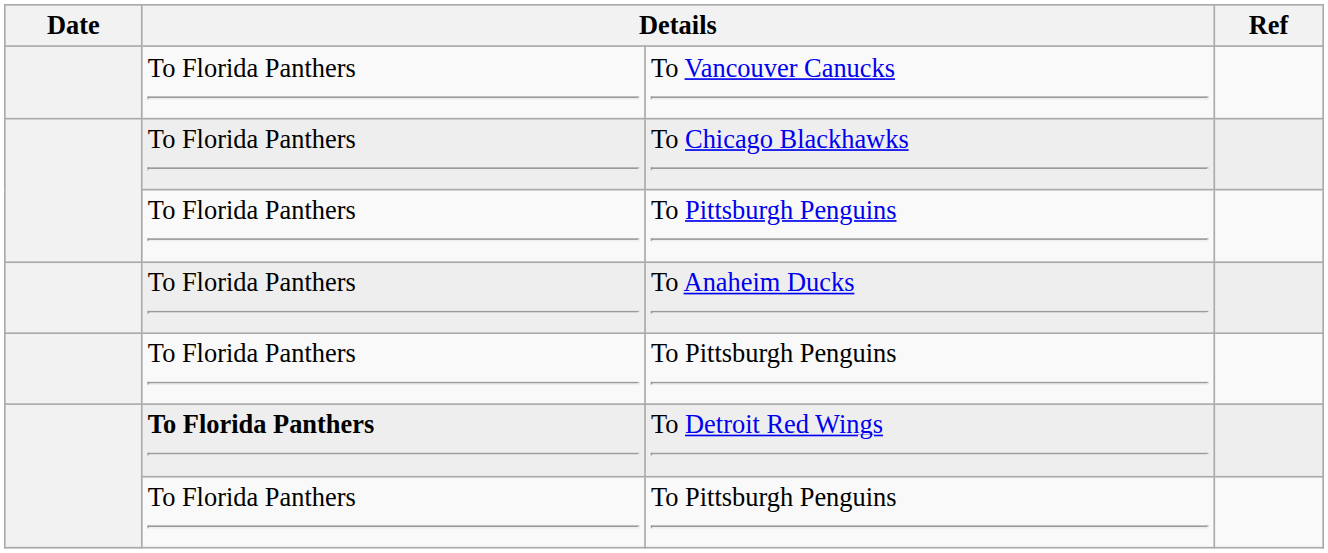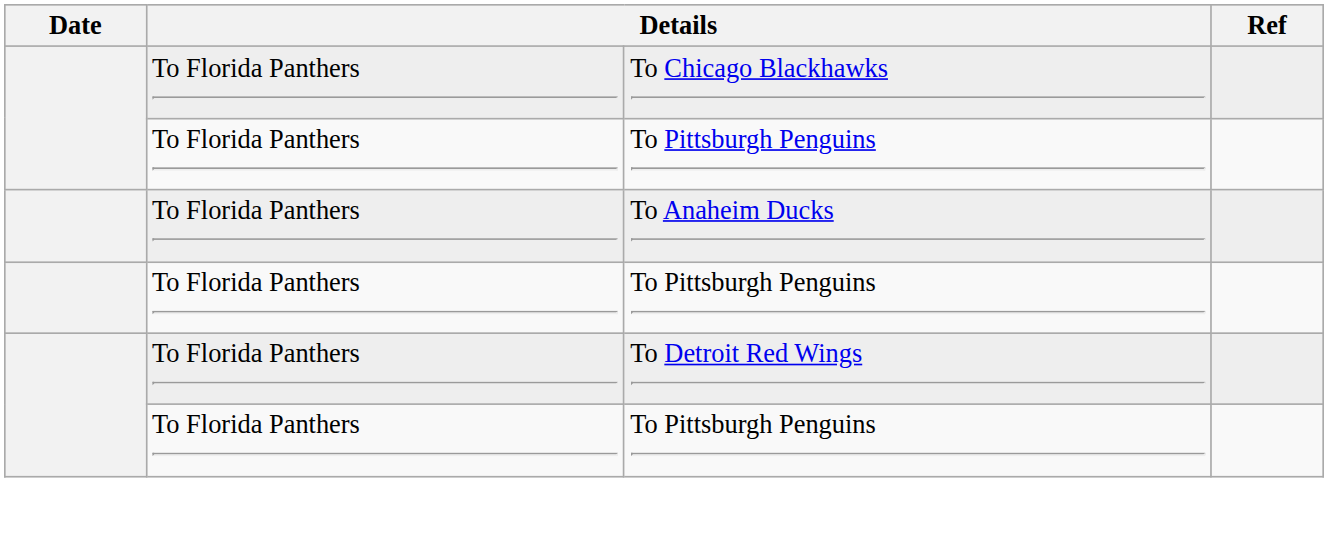- row: (73, 82)
(393, 434) bold -> (385, 362) normal
